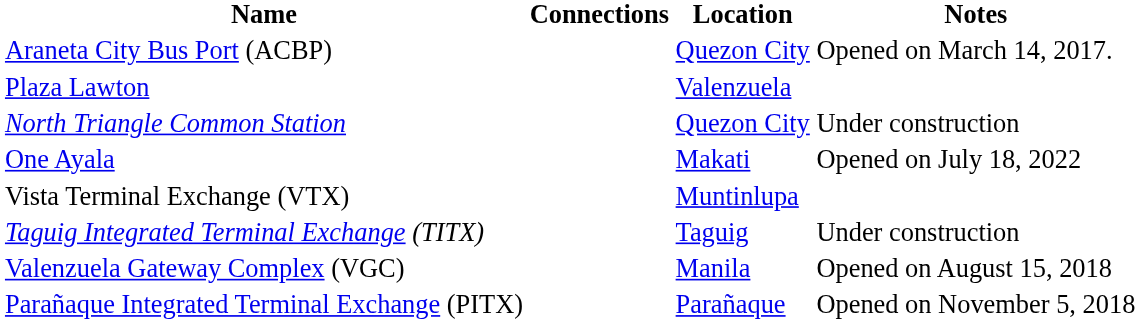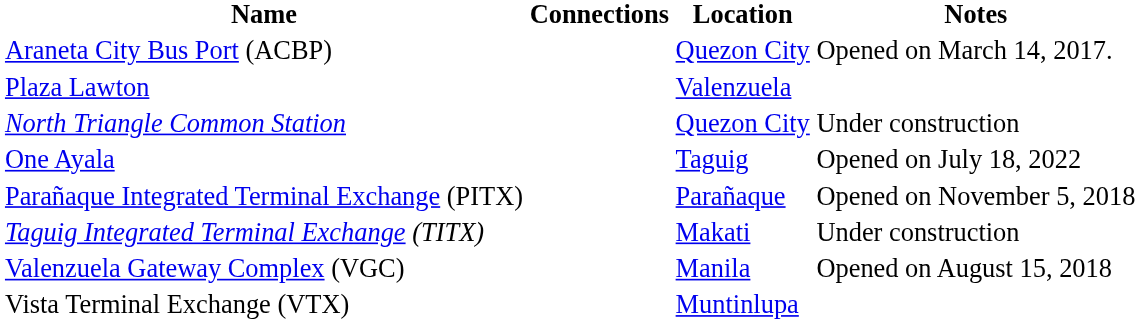(713, 159) Makati -> (712, 159) Taguig
rows swapped: (264, 304) <-> (177, 195)
(712, 232) Taguig -> (713, 232) Makati
